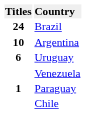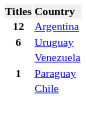- row: (48, 26)
(18, 42) 10 -> (18, 26) 12
